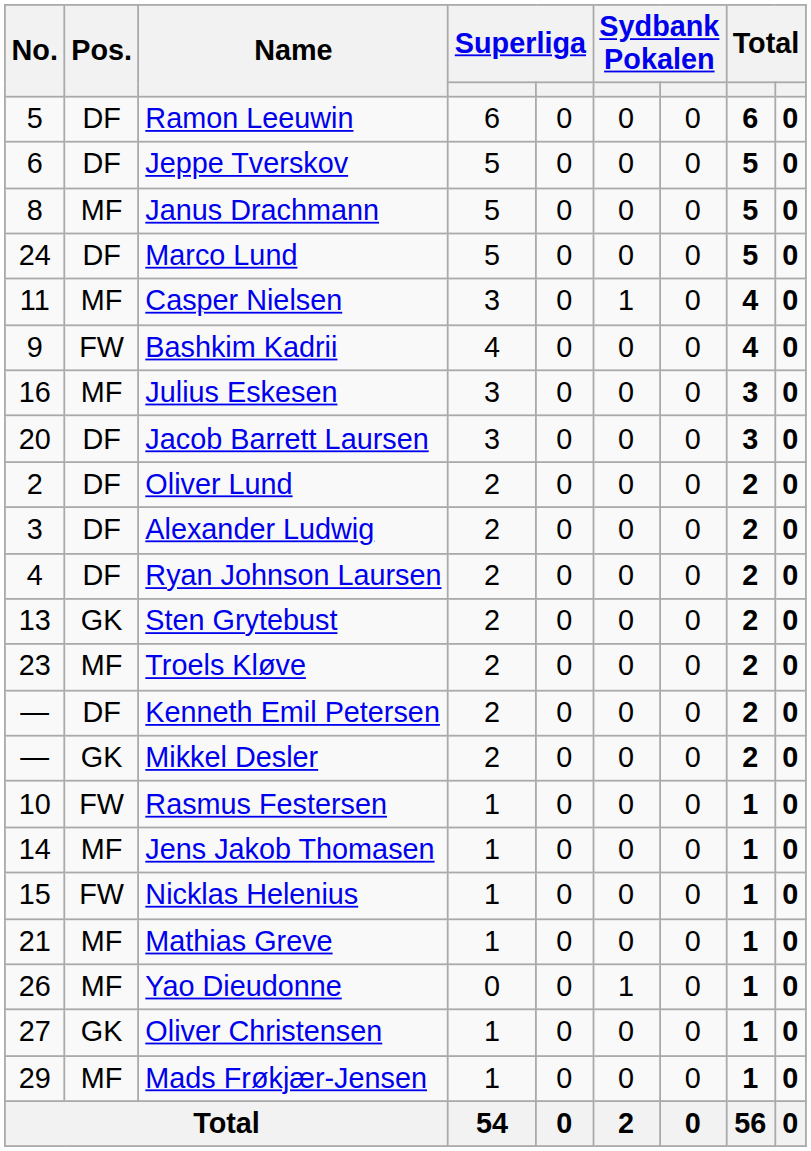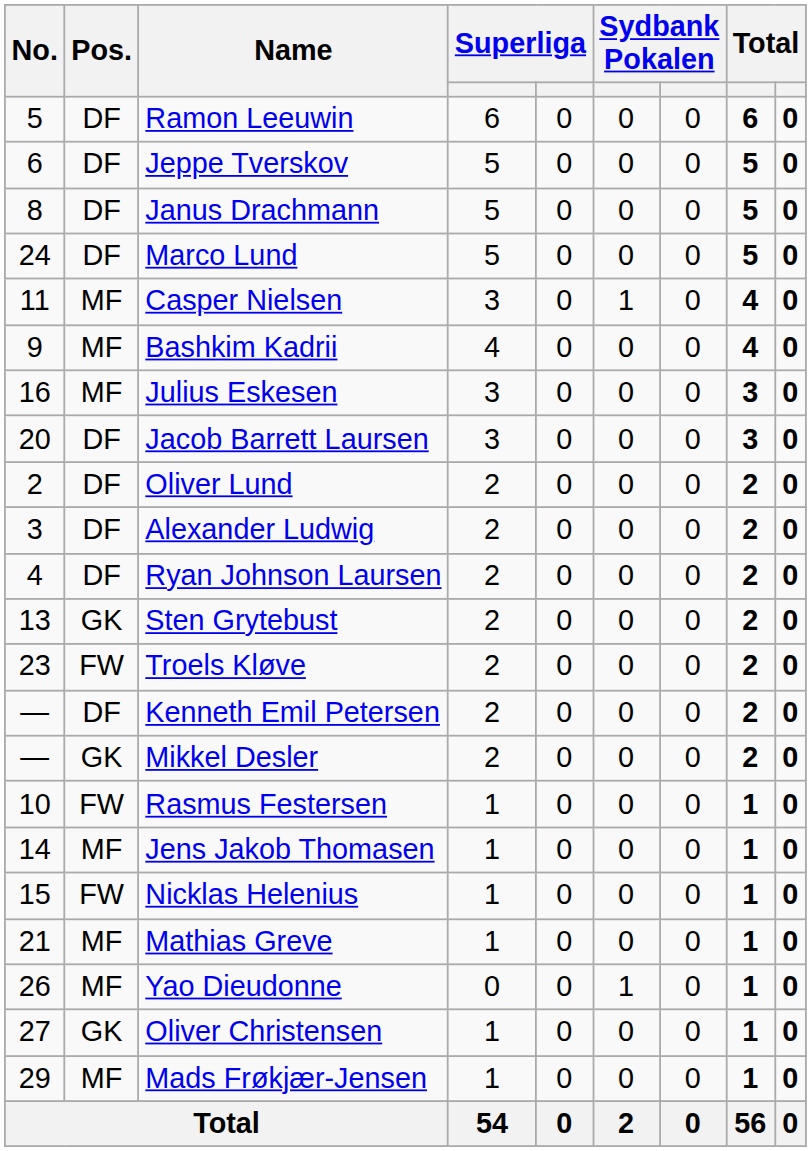(102, 210) MF -> (102, 210) DF
(102, 347) FW -> (102, 347) MF
(102, 666) MF -> (102, 666) FW
